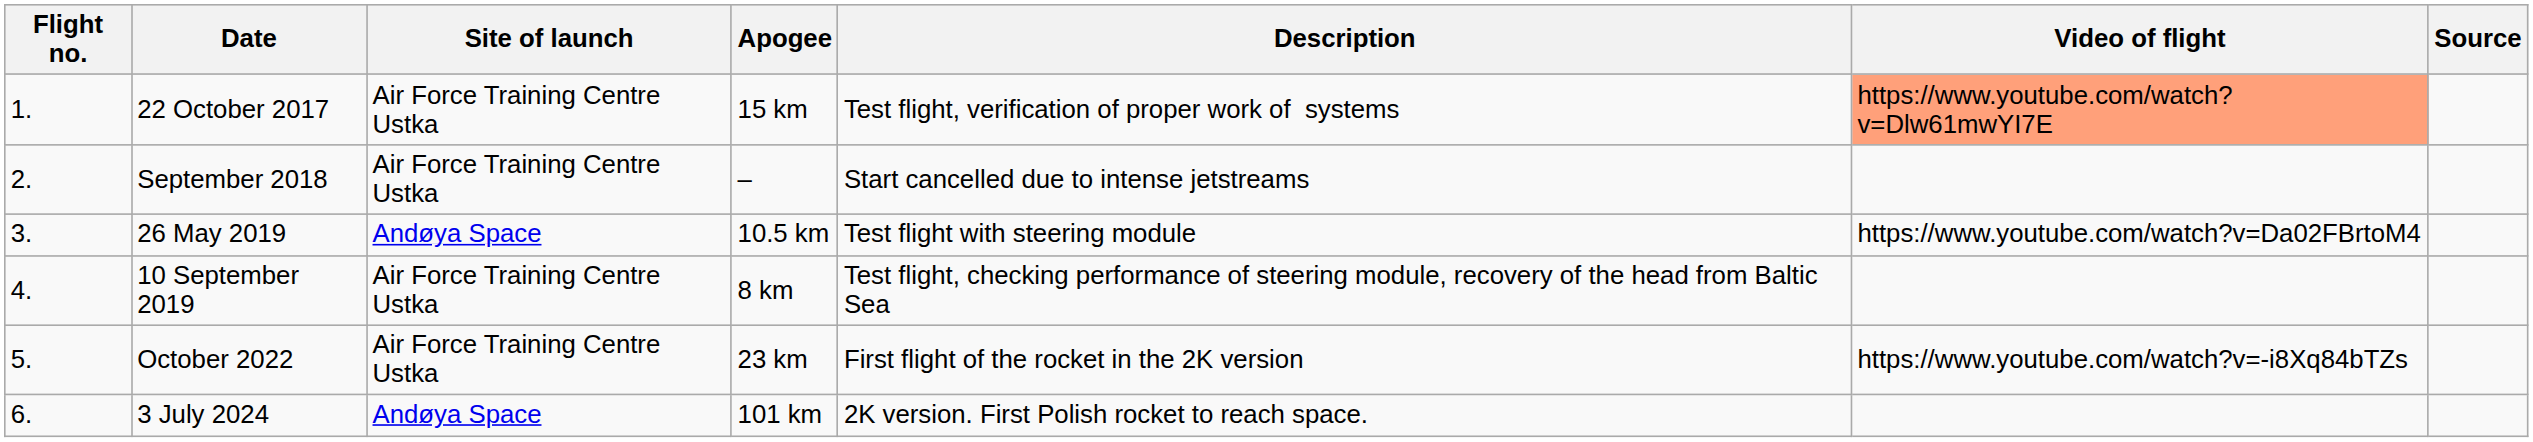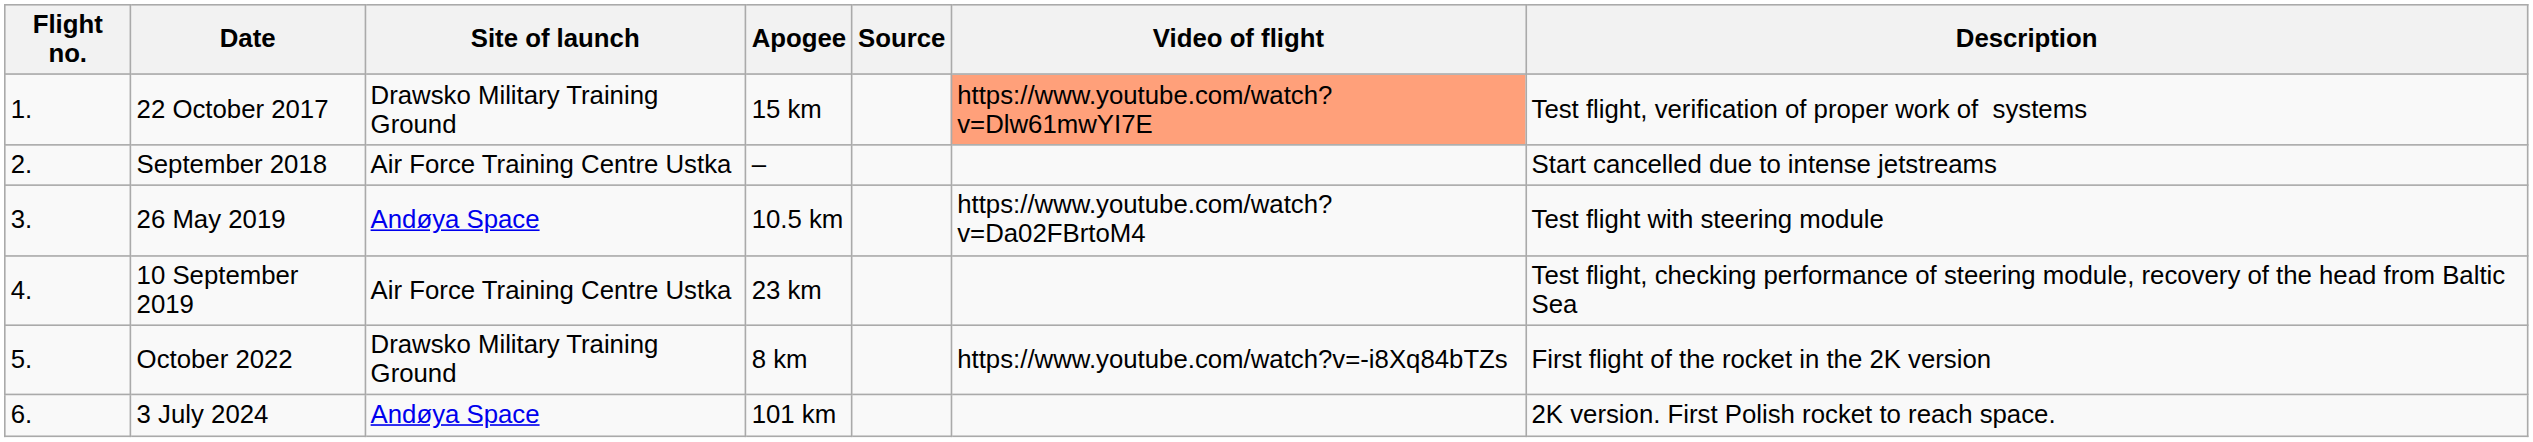columns swapped: (1345, 39) <-> (2478, 39)
(516, 109) Air Force Training Centre Ustka -> (514, 109) Drawsko Military Training Ground
(765, 289) 8 km -> (787, 289) 23 km
(516, 359) Air Force Training Centre Ustka -> (514, 359) Drawsko Military Training Ground
(773, 359) 23 km -> (780, 359) 8 km
